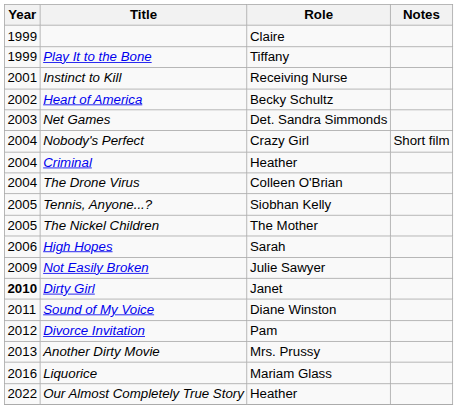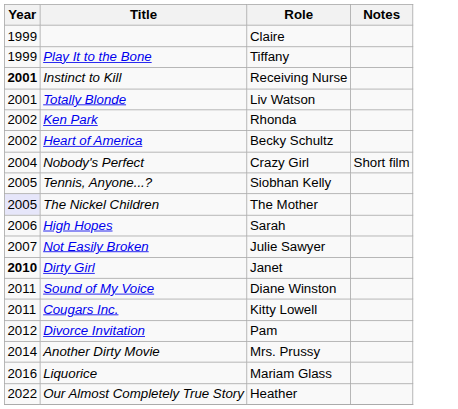(22, 78) normal -> (22, 78) bold
+ row: (85, 99)
+ row: (70, 120)
- row: (77, 120)
- row: (67, 162)
- row: (91, 183)
(22, 225) no background -> (22, 204) lavender background
(22, 267) 2009 -> (22, 246) 2007
+ row: (81, 309)
(22, 352) 2013 -> (22, 352) 2014
